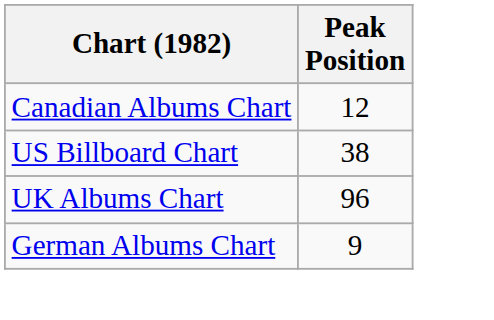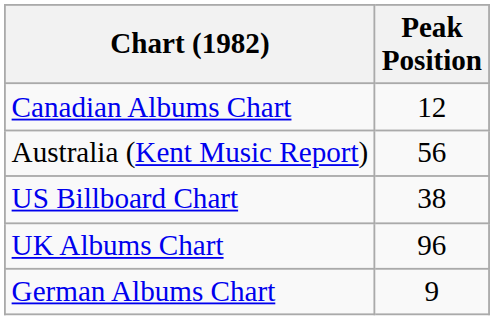+ row: (190, 152)
